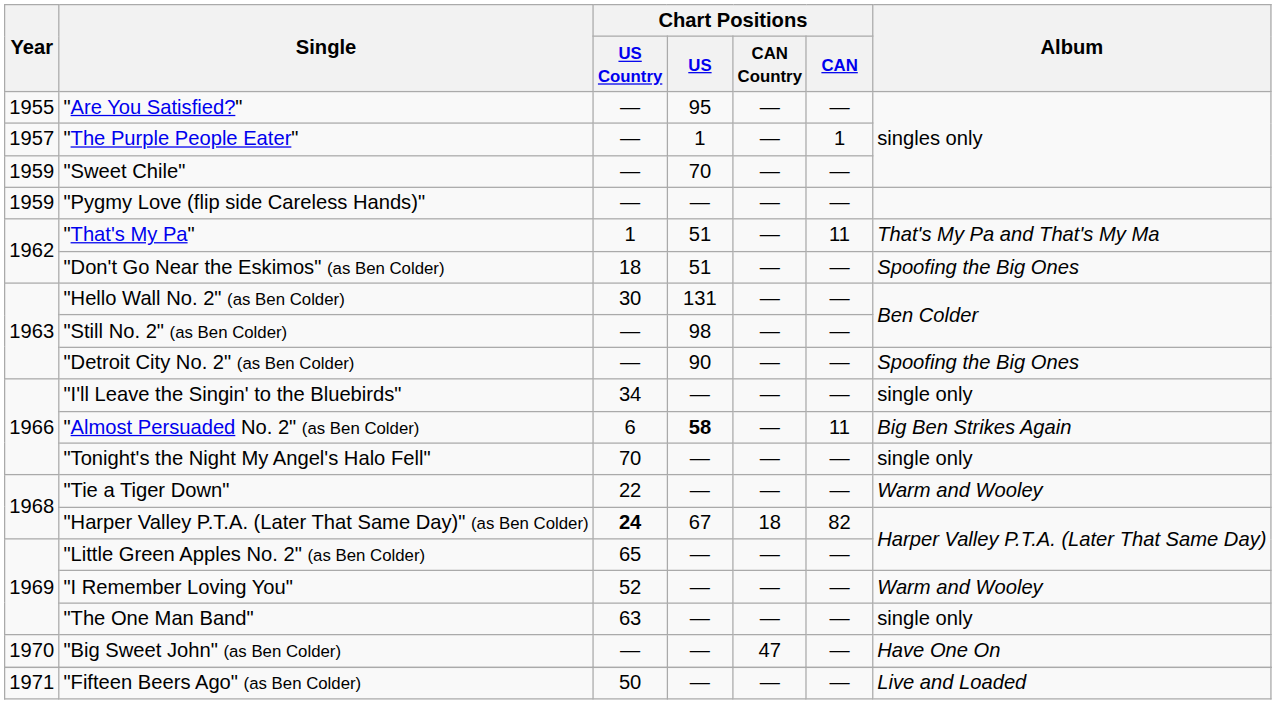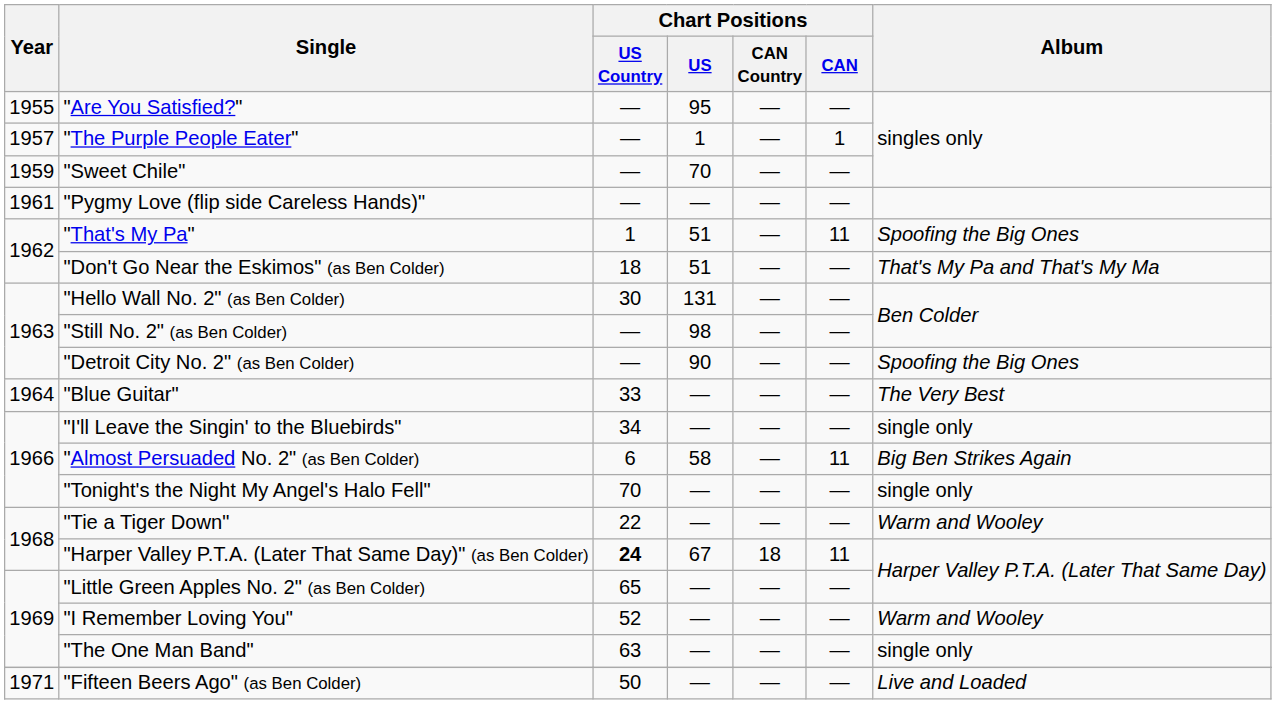(32, 203) 1959 -> (32, 203) 1961
(1018, 235) That's My Pa and That's My Ma -> (978, 235) Spoofing the Big Ones
(978, 266) Spoofing the Big Ones -> (1018, 266) That's My Pa and That's My Ma
+ row: (121, 394)
(700, 426) bold -> (700, 458) normal
(840, 522) 82 -> (840, 554) 11
- row: (202, 650)
